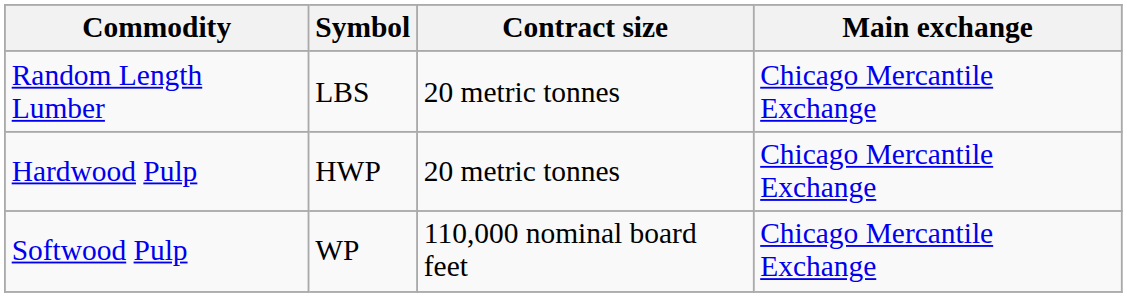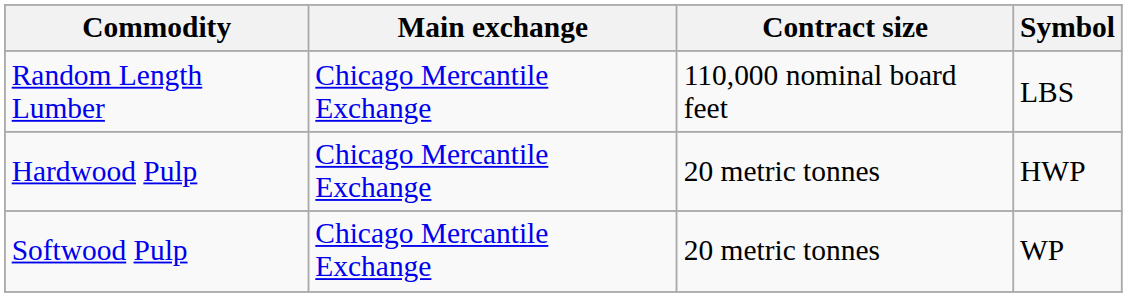columns swapped: (938, 27) <-> (363, 27)
(522, 91) 20 metric tonnes -> (820, 91) 110,000 nominal board feet
(560, 250) 110,000 nominal board feet -> (782, 250) 20 metric tonnes
